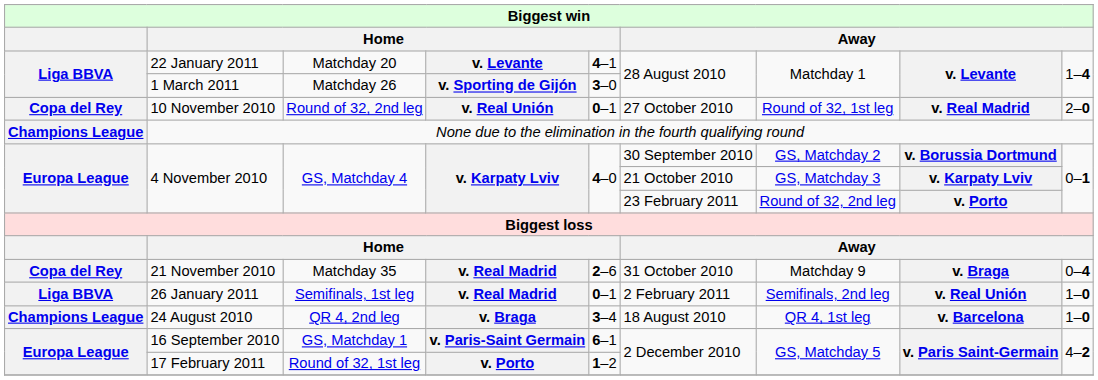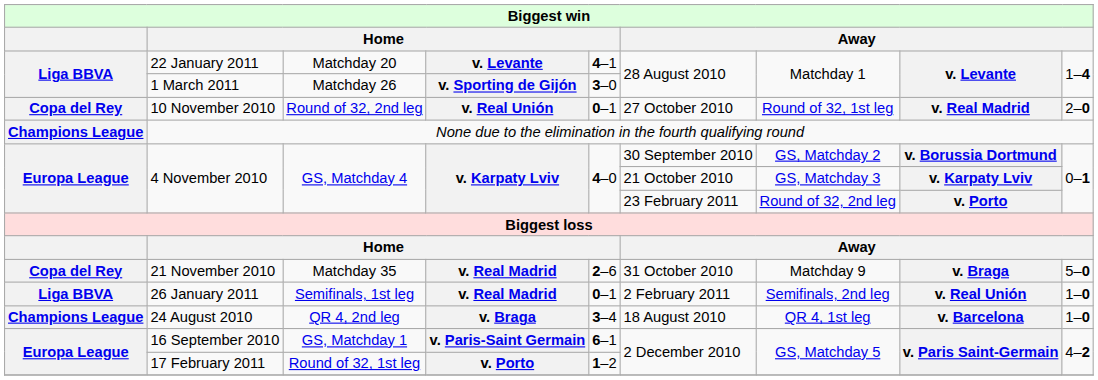(1078, 270) 0–4 -> (1078, 270) 5–0
